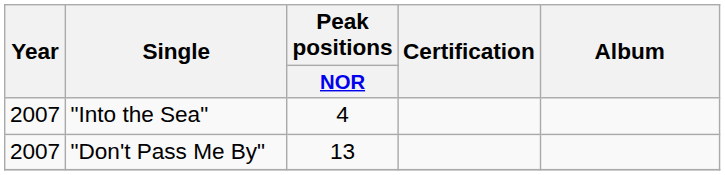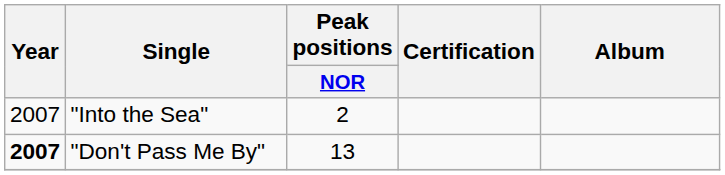(343, 115) 4 -> (343, 115) 2
(35, 151) normal -> (35, 151) bold
